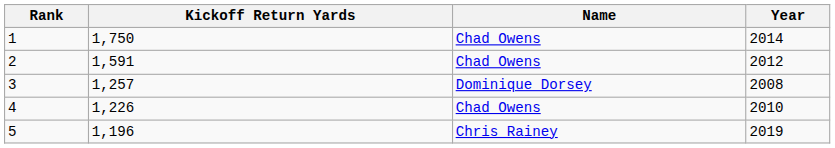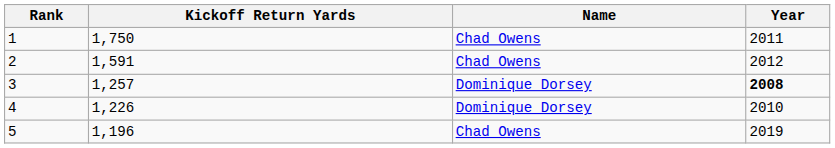(767, 39) 2014 -> (767, 39) 2011
(767, 85) normal -> (767, 85) bold
(498, 108) Chad Owens -> (524, 108) Dominique Dorsey
(507, 132) Chris Rainey -> (498, 132) Chad Owens
